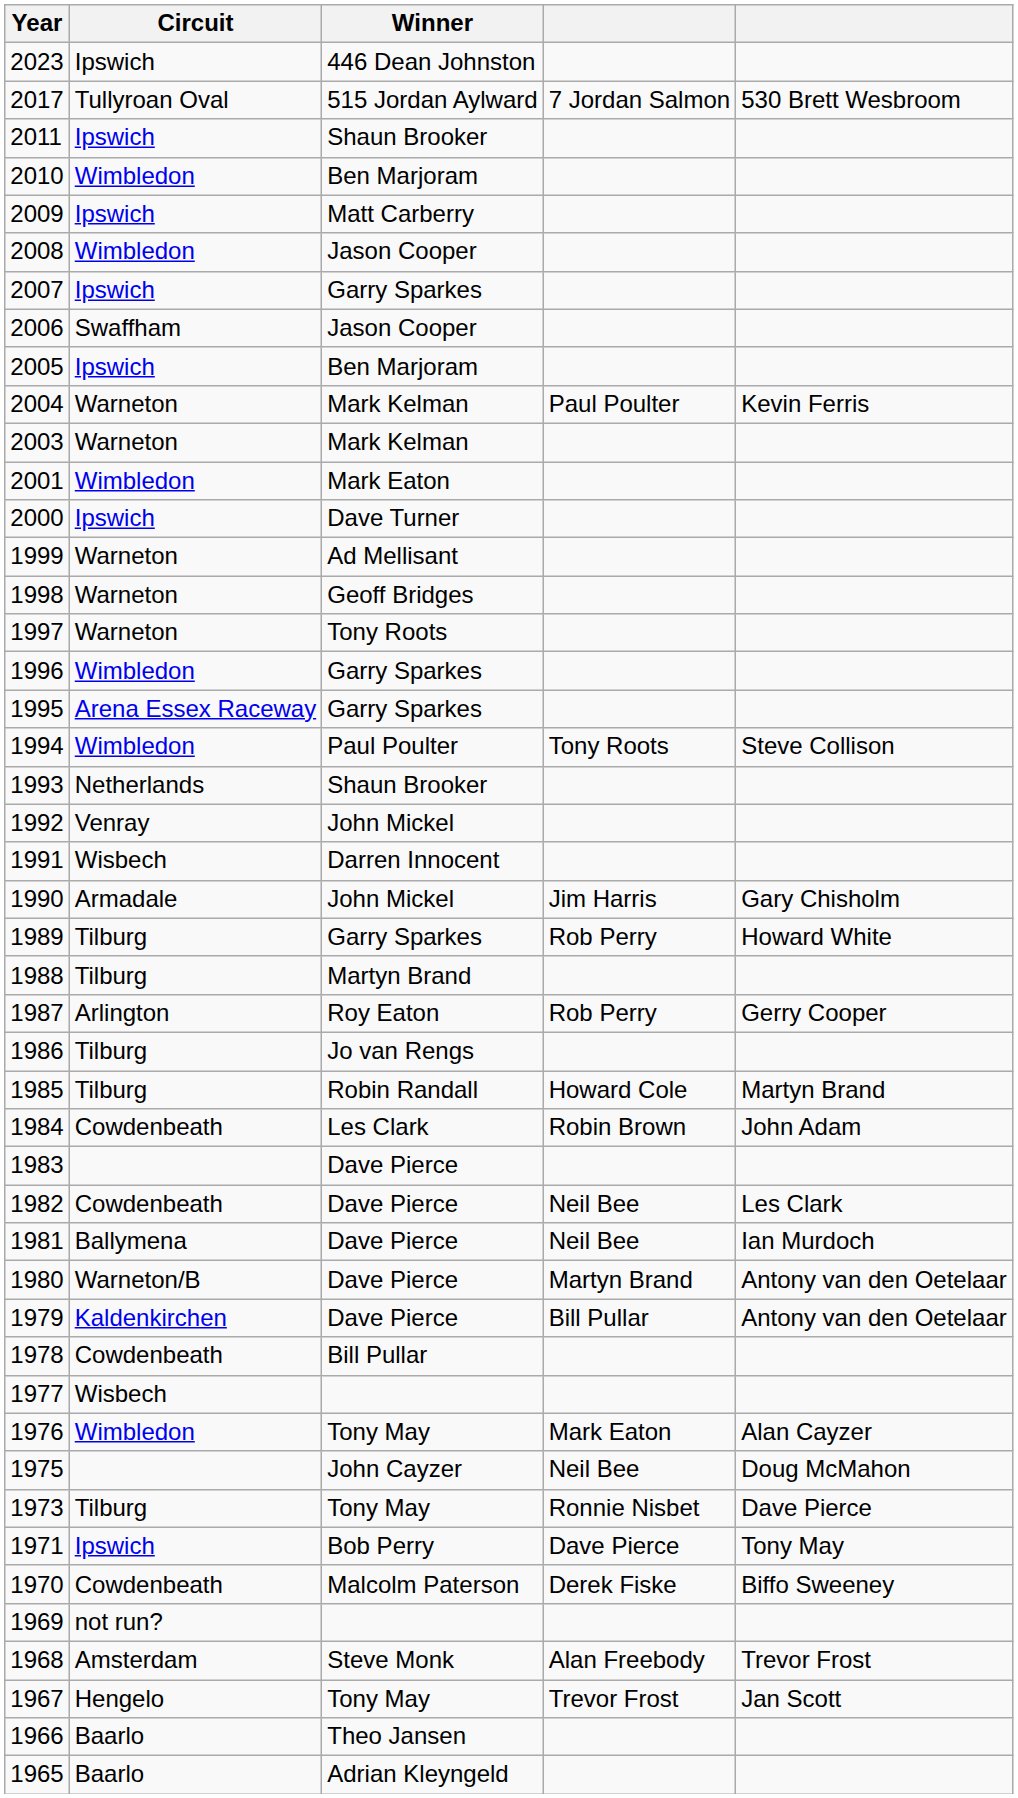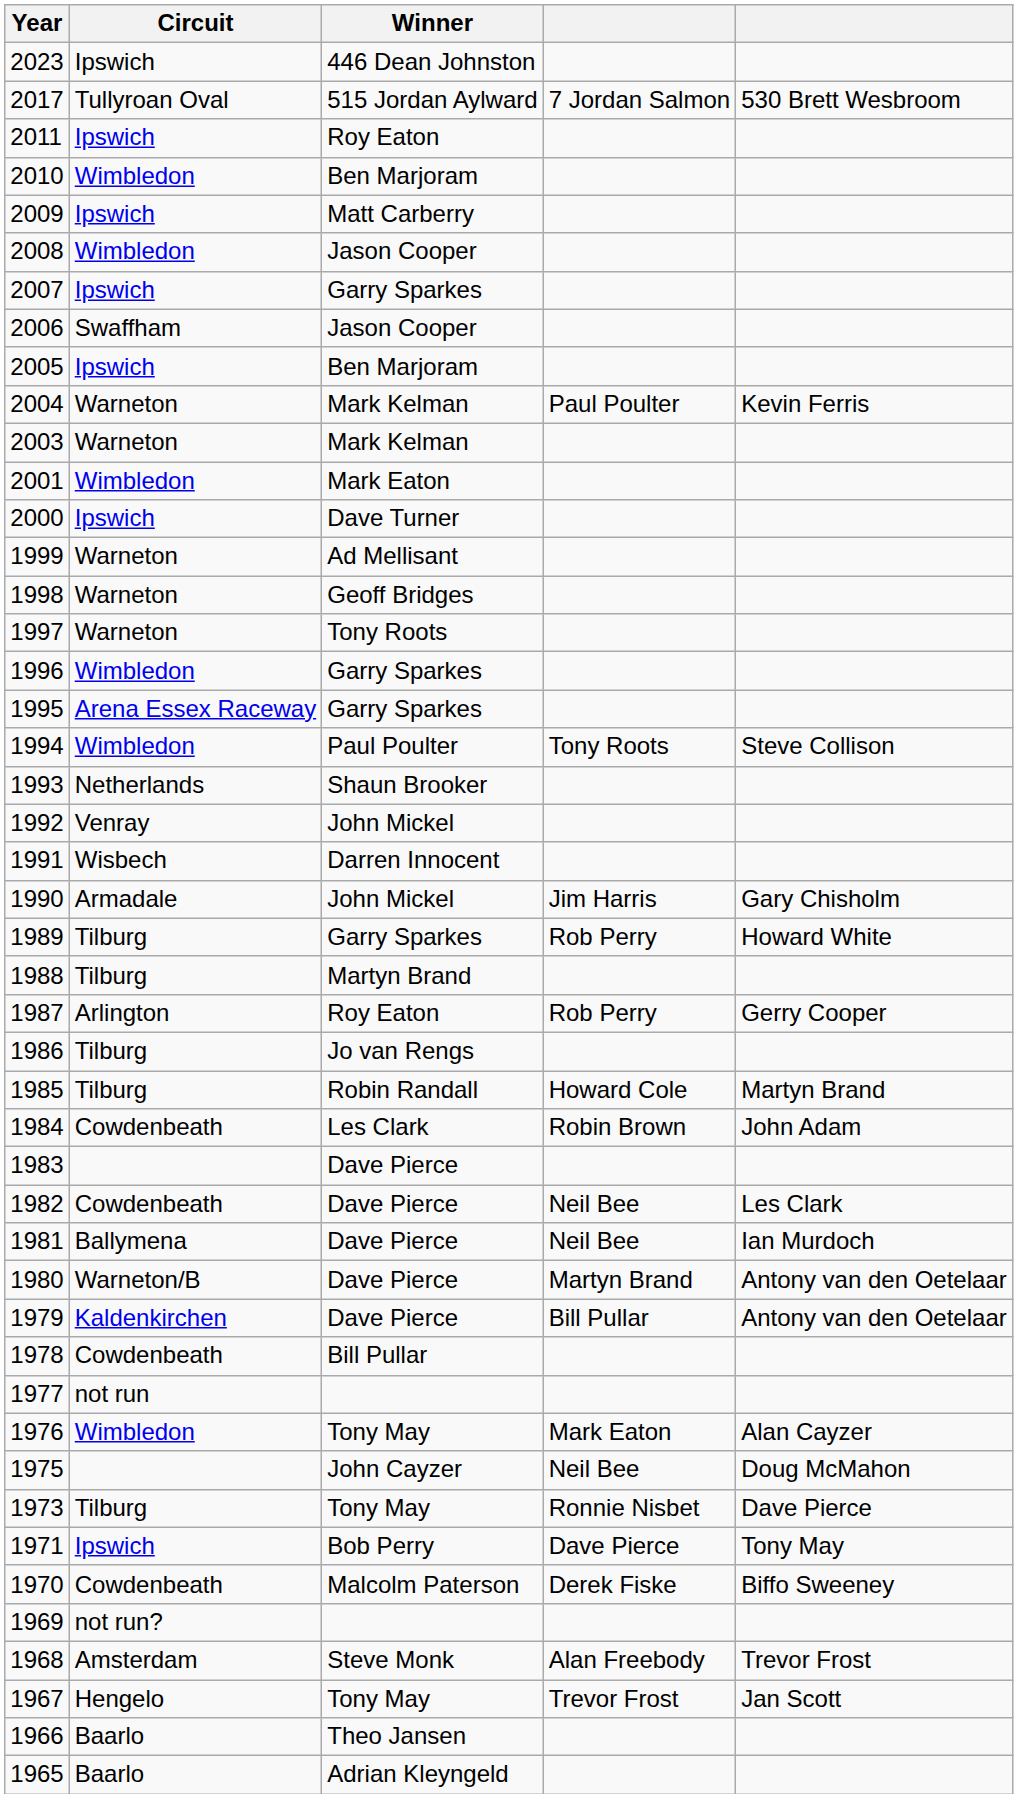(407, 137) Shaun Brooker -> (383, 137) Roy Eaton
(121, 1393) Wisbech -> (112, 1393) not run
